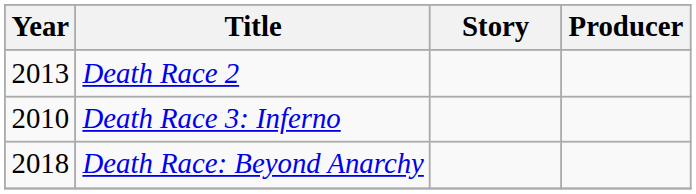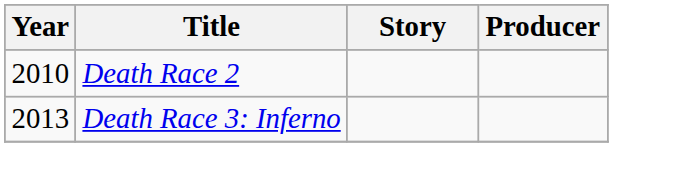(40, 73) 2013 -> (40, 73) 2010
(40, 118) 2010 -> (40, 118) 2013
- row: (253, 164)
